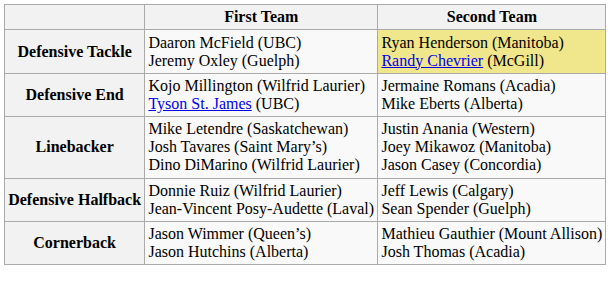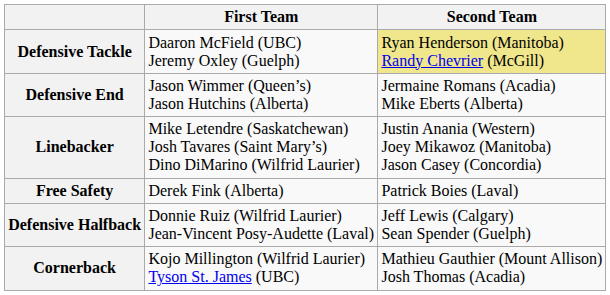(257, 94) Kojo Millington (Wilfrid Laurier) Tyson St. James (UBC) -> (230, 94) Jason Wimmer (Queen’s) Jason Hutchins (Alberta)
+ row: (75, 190)
(230, 243) Jason Wimmer (Queen’s) Jason Hutchins (Alberta) -> (257, 268) Kojo Millington (Wilfrid Laurier) Tyson St. James (UBC)
